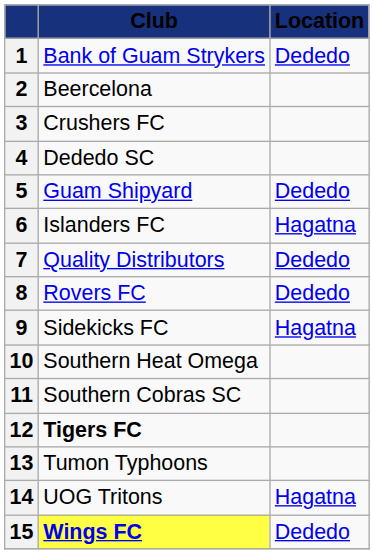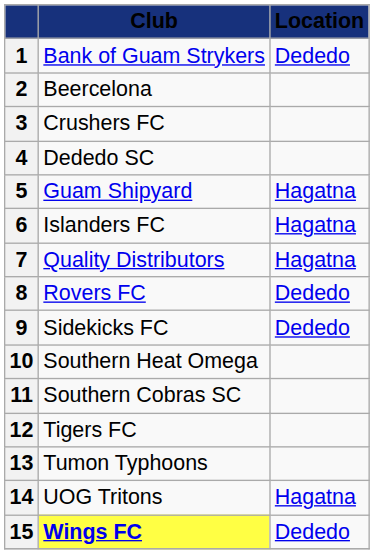(312, 191) Dededo -> (315, 191) Hagatna
(312, 259) Dededo -> (315, 259) Hagatna
(315, 327) Hagatna -> (312, 327) Dededo
(93, 429) bold -> (90, 429) normal
